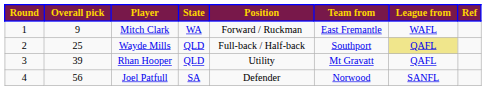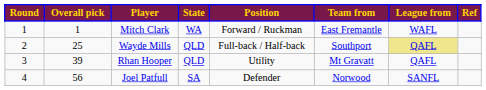(78, 29) 9 -> (78, 29) 1
